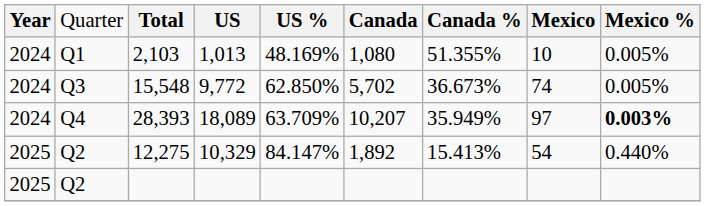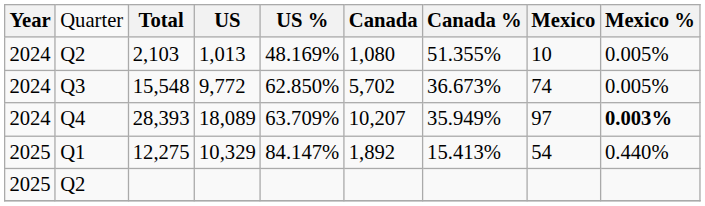(73, 53) Q1 -> (73, 53) Q2
(73, 151) Q2 -> (73, 151) Q1
